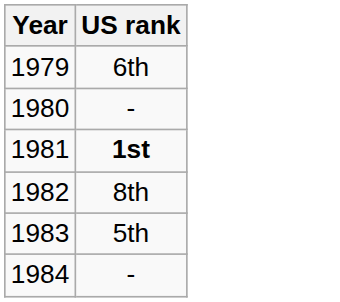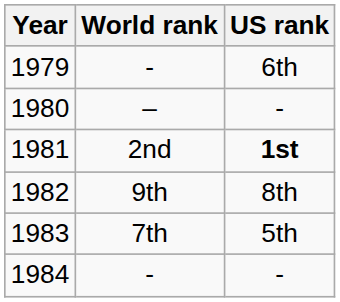+ column: (150, 25)
